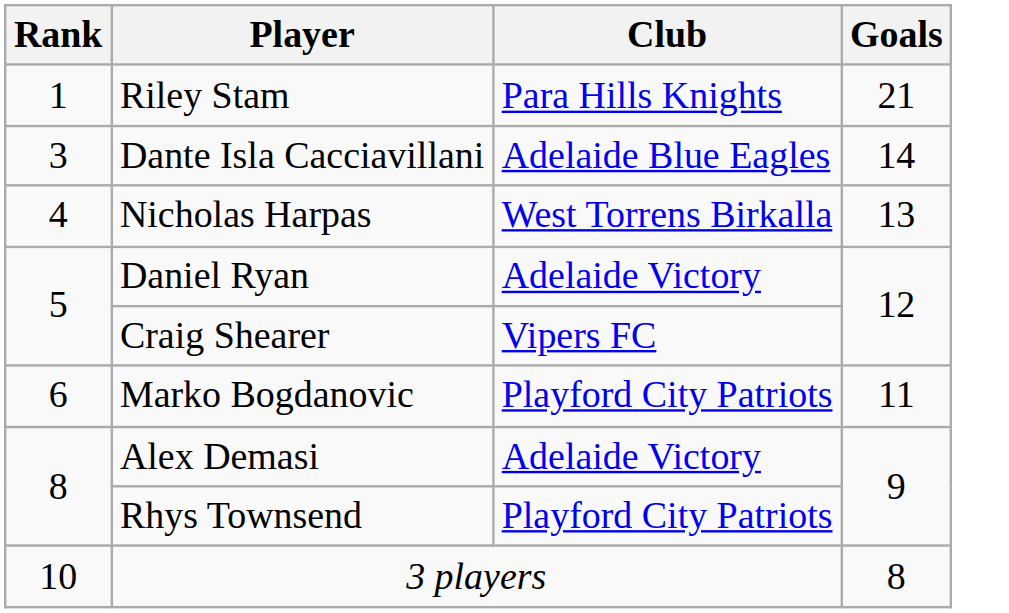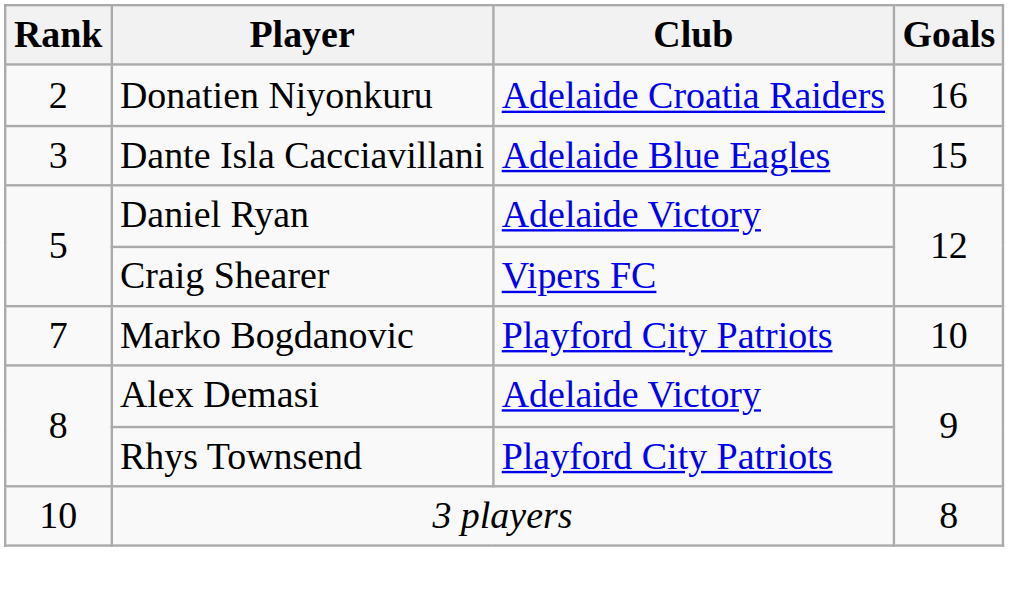- row: (205, 94)
+ row: (276, 94)
(896, 154) 14 -> (949, 154) 15
- row: (246, 214)
(58, 395) 6 -> (58, 335) 7
(896, 395) 11 -> (949, 335) 10
